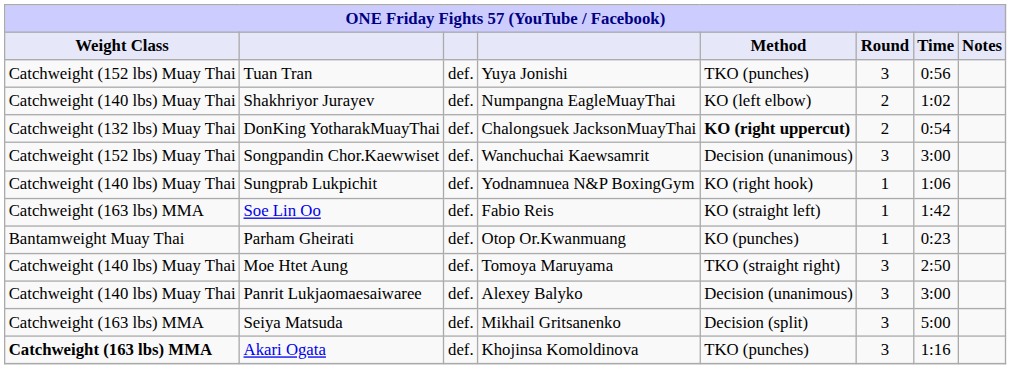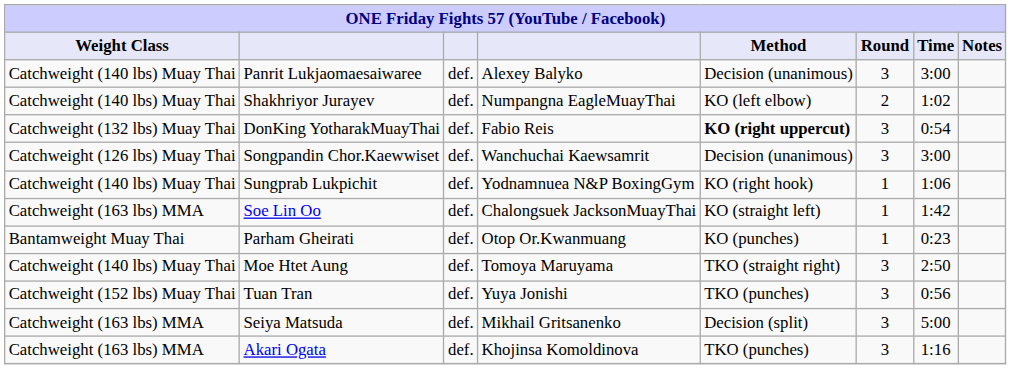rows swapped: (333, 294) <-> (278, 73)
(589, 128) Chalongsuek JacksonMuayThai -> (518, 128) Fabio Reis
(885, 128) 2 -> (885, 128) 3
(122, 156) Catchweight (152 lbs) Muay Thai -> (122, 156) Catchweight (126 lbs) Muay Thai
(518, 211) Fabio Reis -> (589, 211) Chalongsuek JacksonMuayThai
(110, 349) bold -> (106, 349) normal
